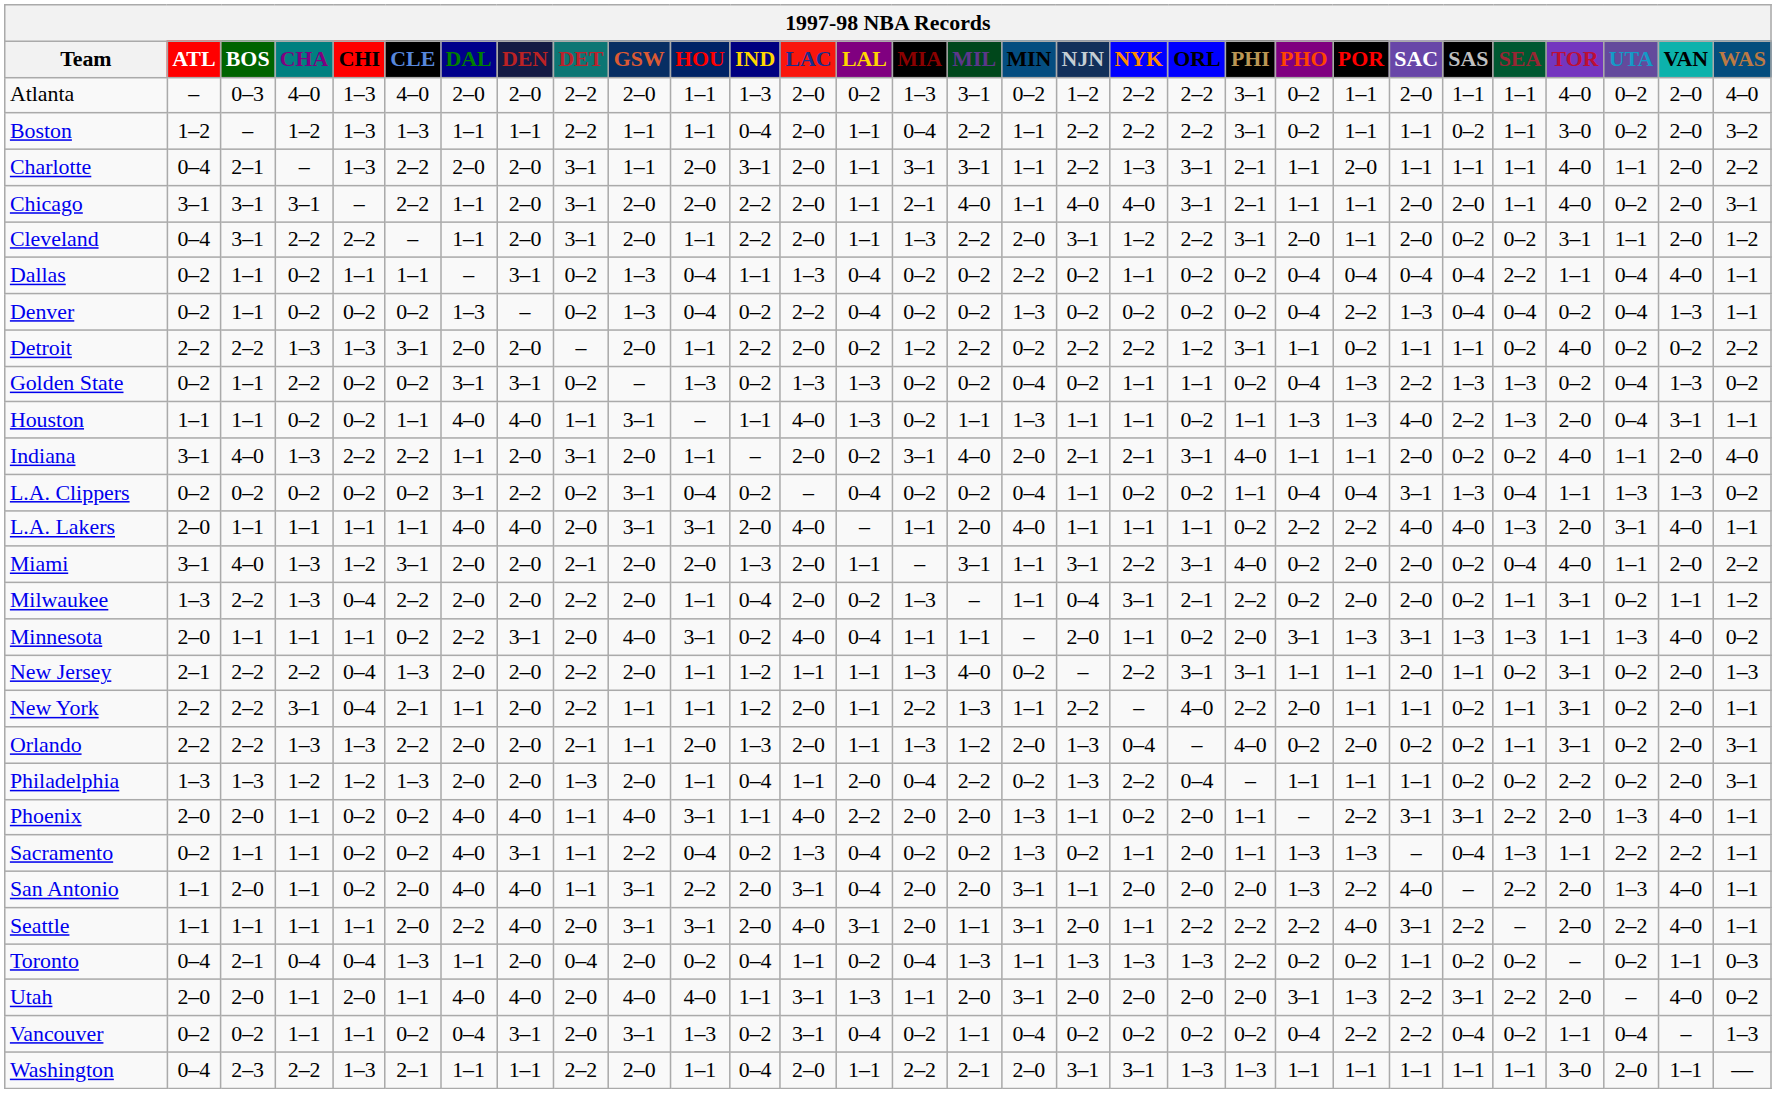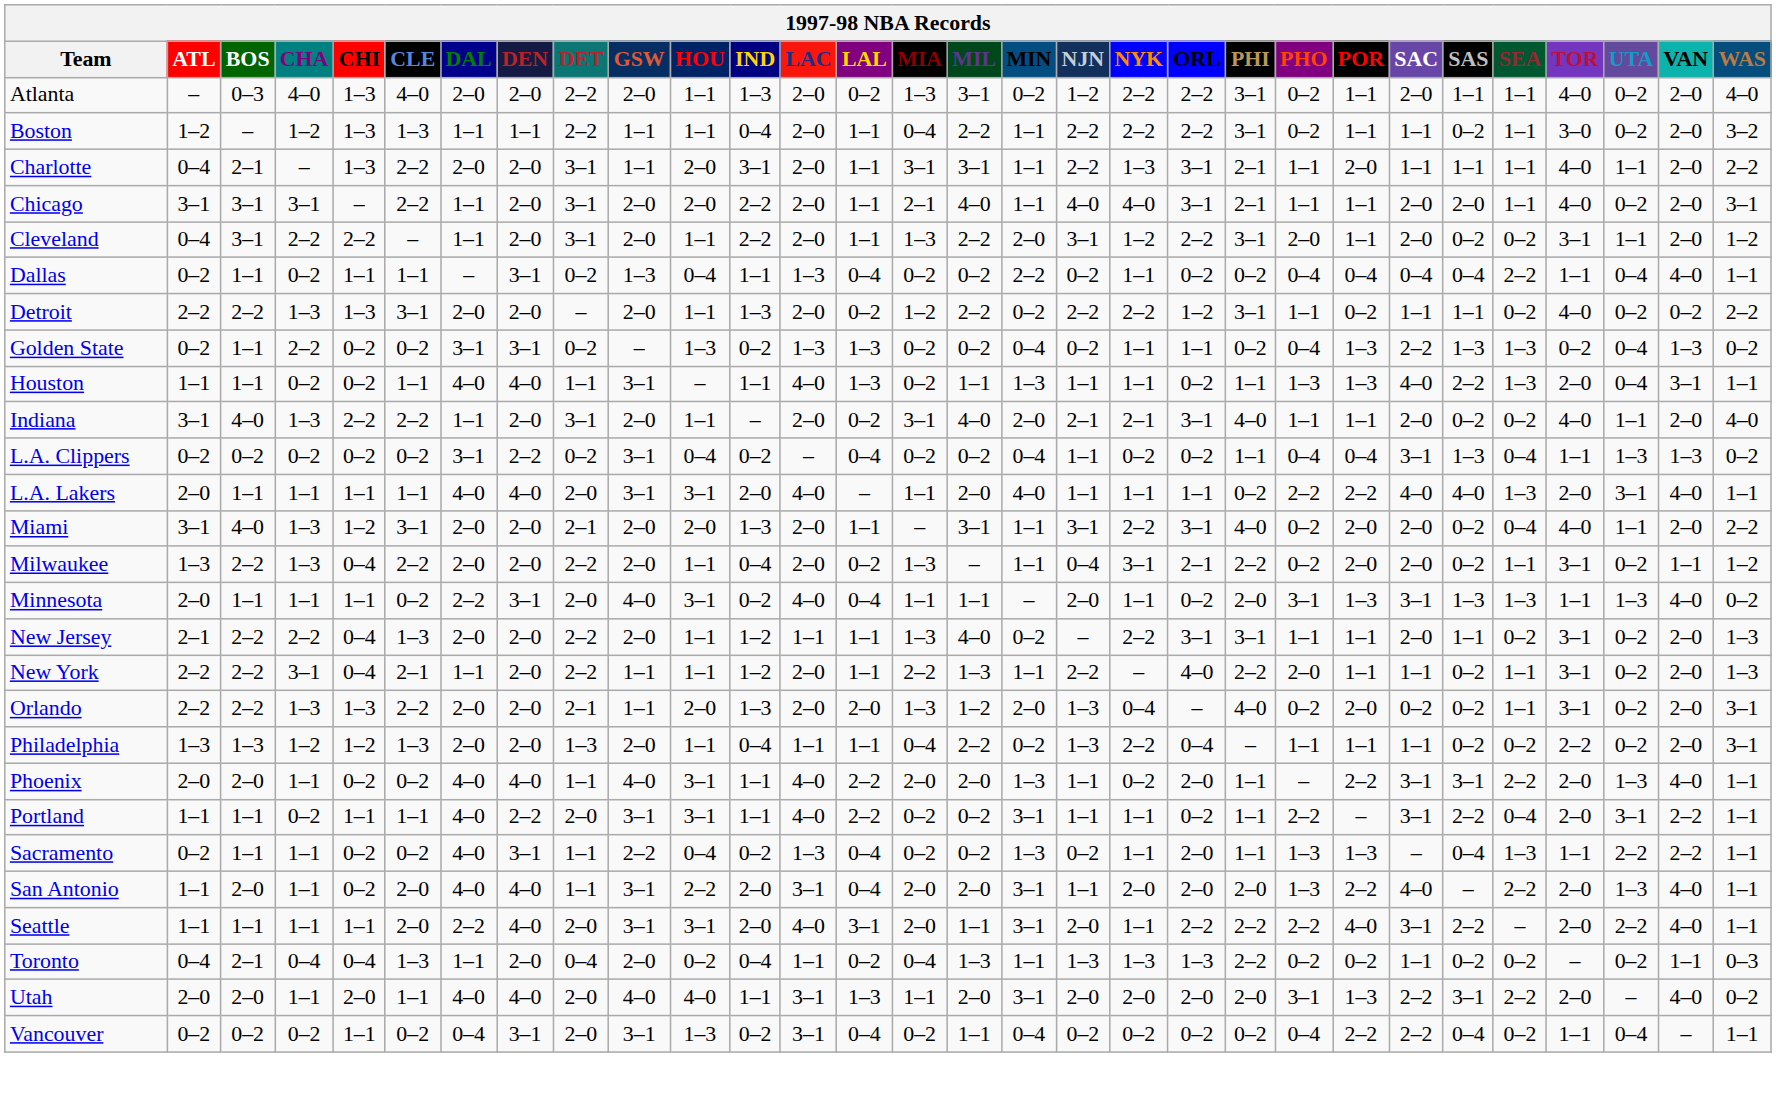- row: (42, 311)
(755, 347) 2–2 -> (755, 311) 1–3
(1742, 708) 1–1 -> (1742, 672) 1–3
(864, 744) 1–1 -> (864, 708) 2–0
(864, 781) 2–0 -> (864, 744) 1–1
+ row: (47, 817)
(304, 1033) 1–1 -> (304, 1033) 0–2
(1742, 1033) 1–3 -> (1742, 1033) 1–1
- row: (62, 1069)
